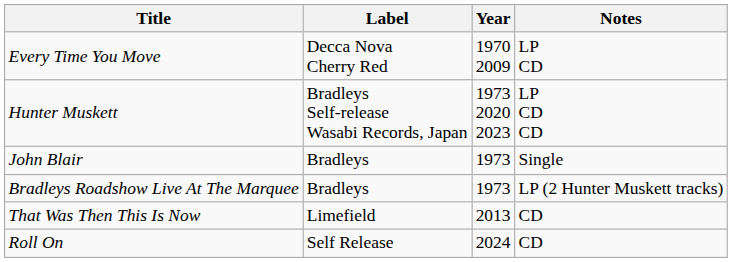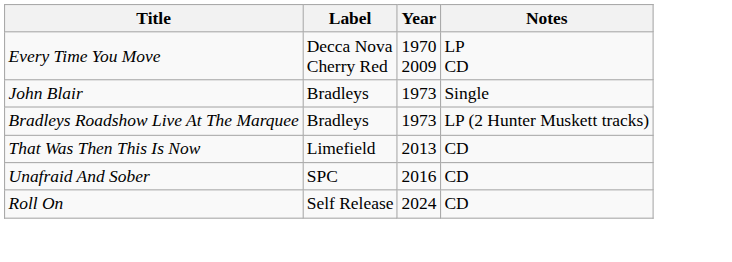- row: (63, 112)
+ row: (79, 176)
